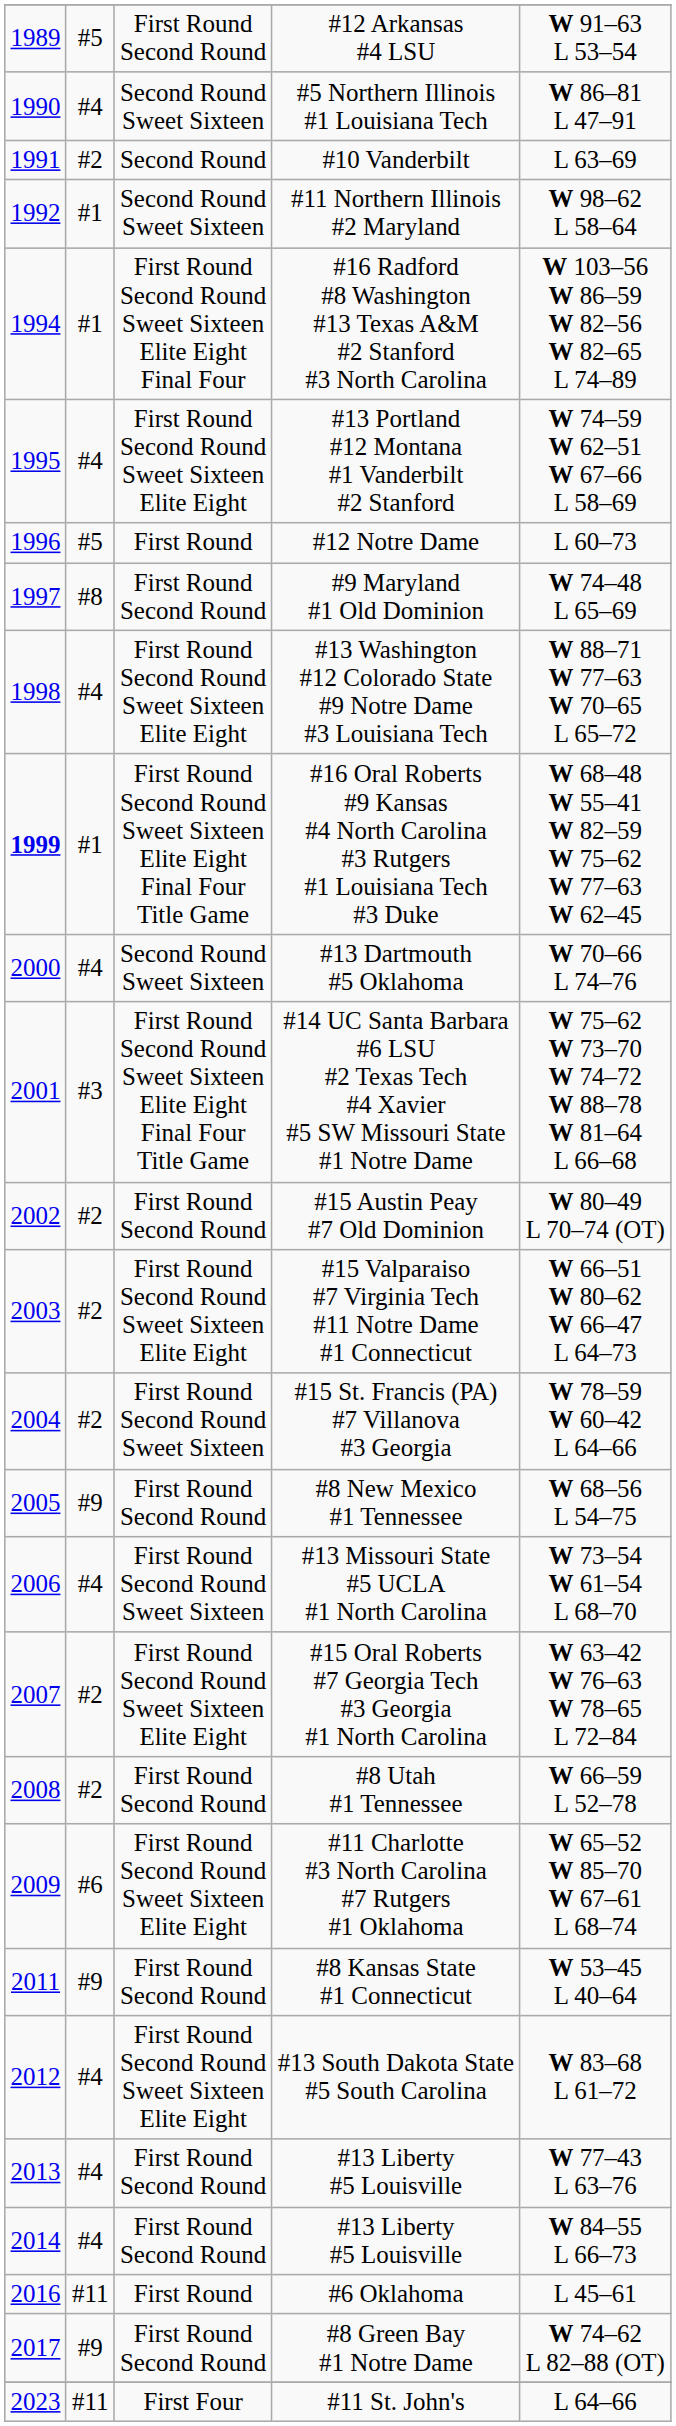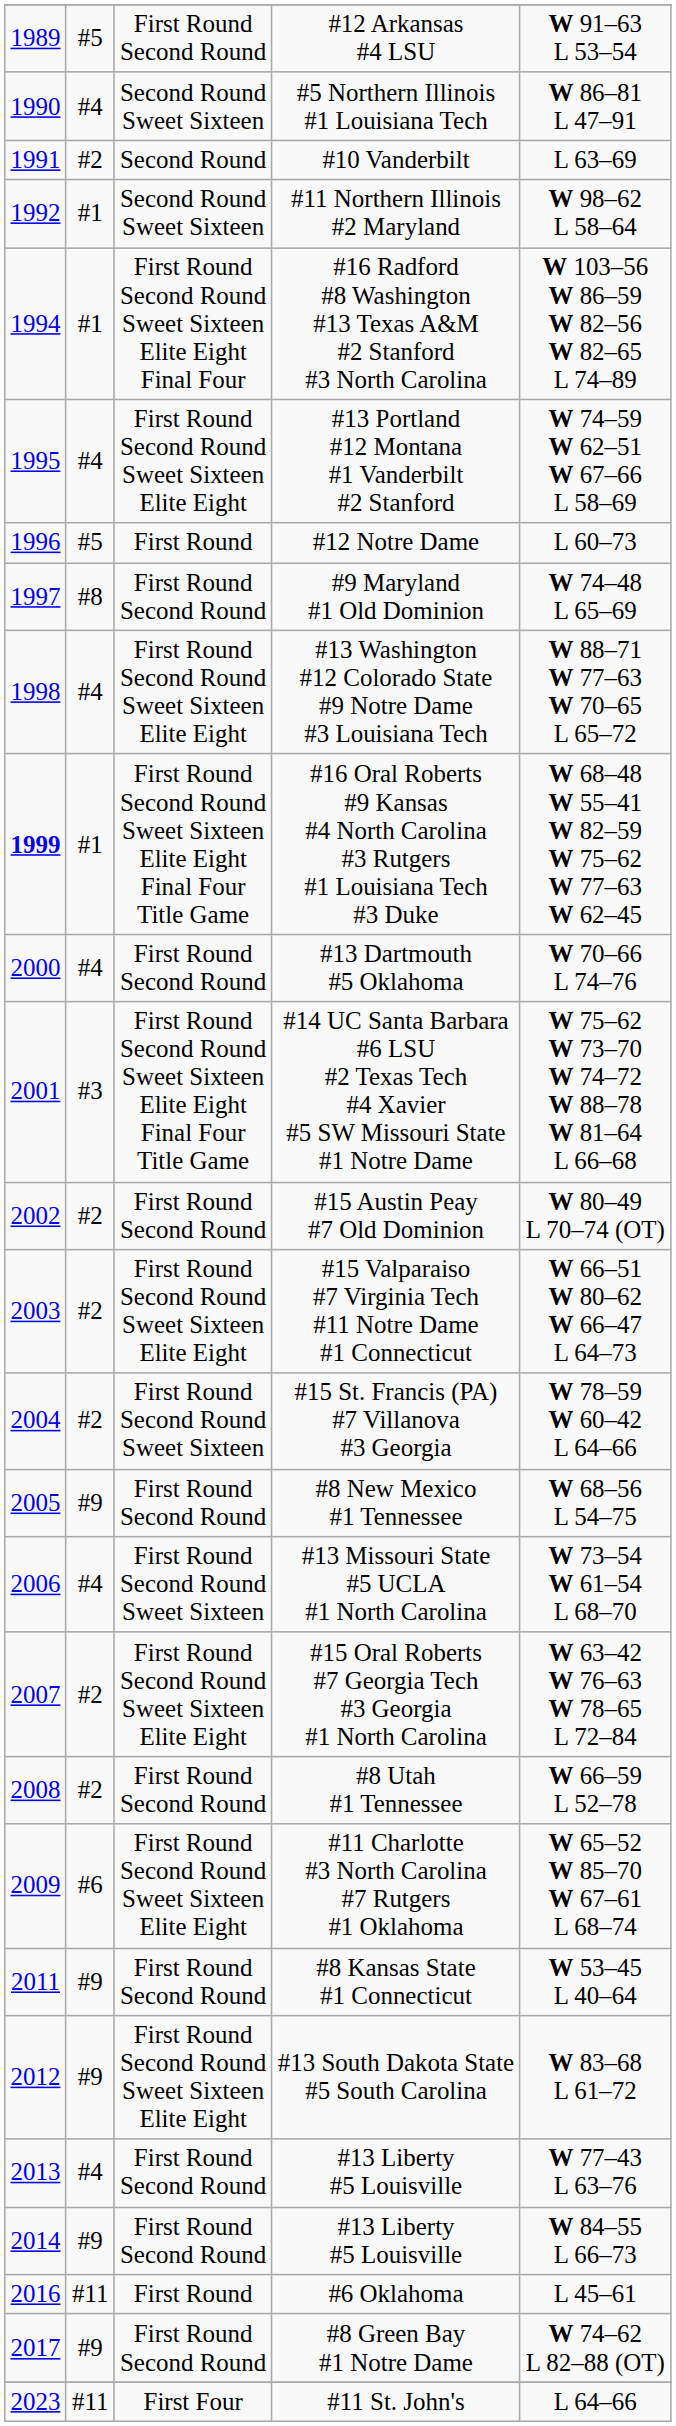(193, 967) Second Round Sweet Sixteen -> (193, 967) First Round Second Round
(90, 2077) #4 -> (90, 2077) #9
(90, 2240) #4 -> (90, 2240) #9
